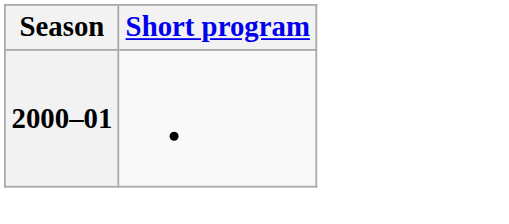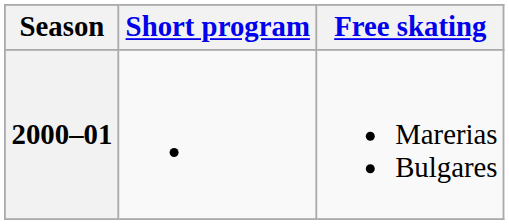+ column: (410, 27)
